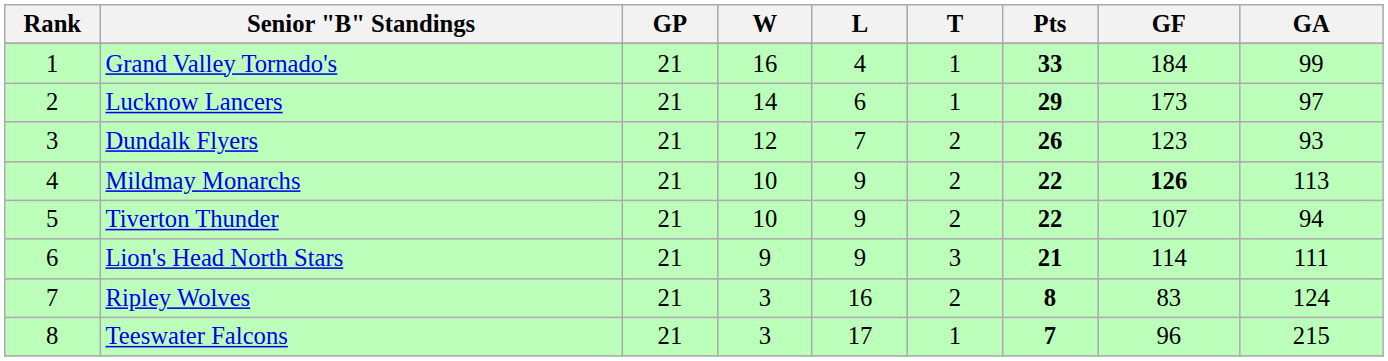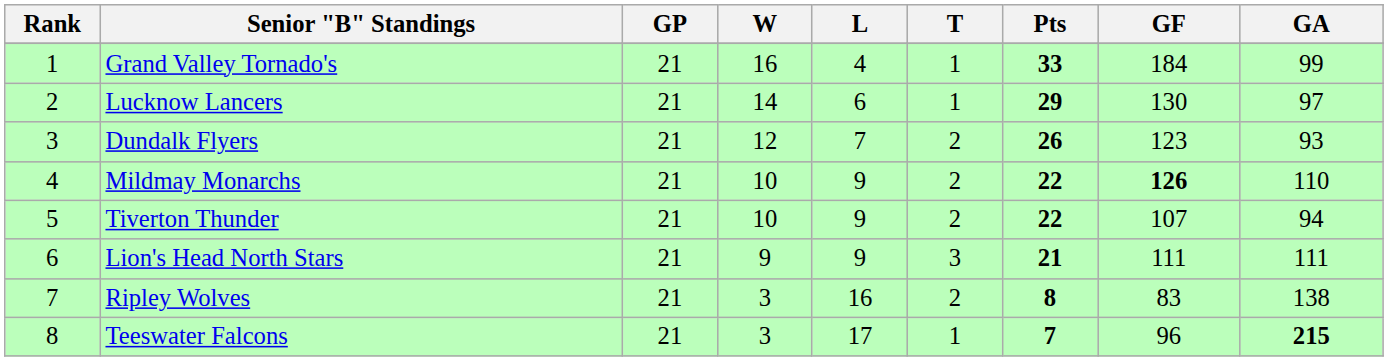(1169, 102) 173 -> (1169, 102) 130
(1311, 180) 113 -> (1311, 180) 110
(1169, 258) 114 -> (1169, 258) 111
(1311, 297) 124 -> (1311, 297) 138
(1311, 336) normal -> (1311, 336) bold
